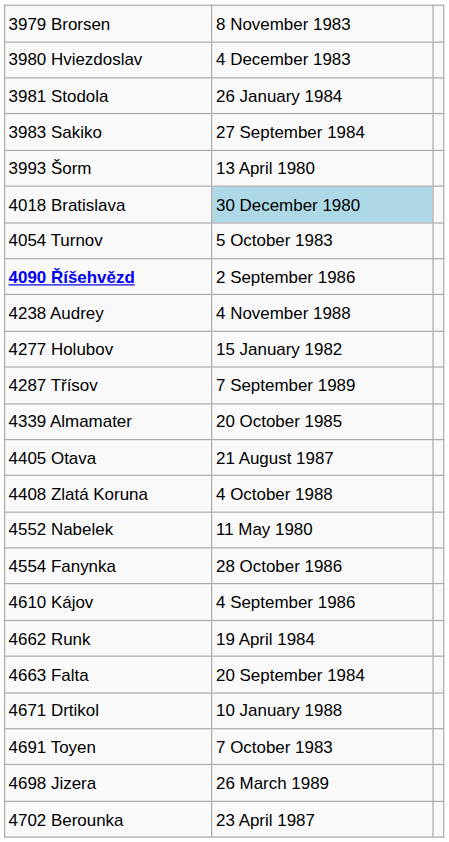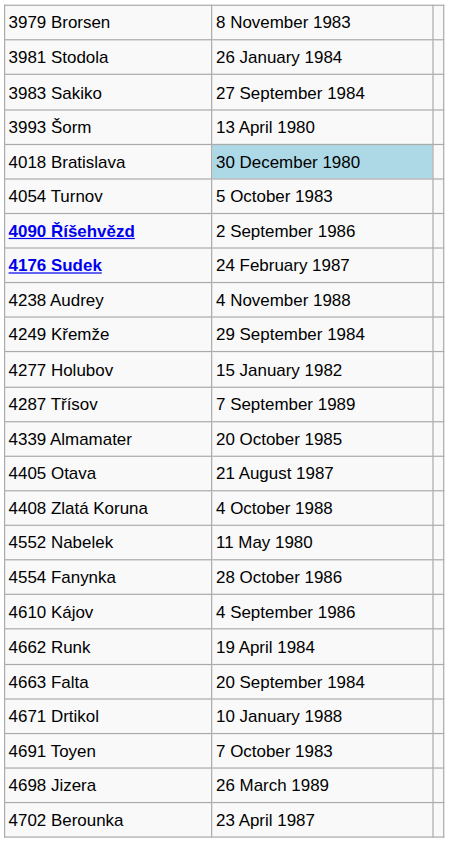- row: (75, 60)
+ row: (55, 265)
+ row: (59, 335)
